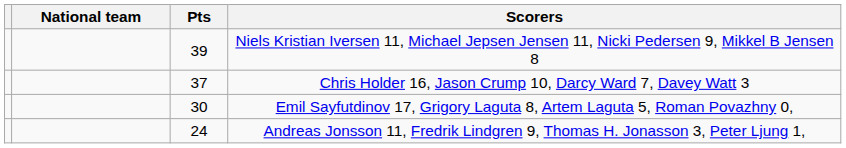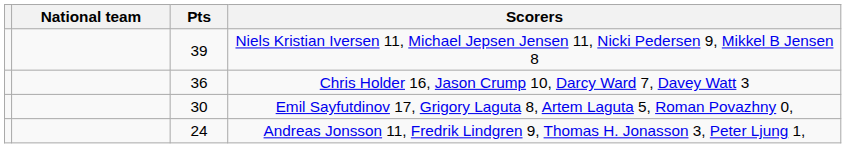(199, 83) 37 -> (199, 83) 36
